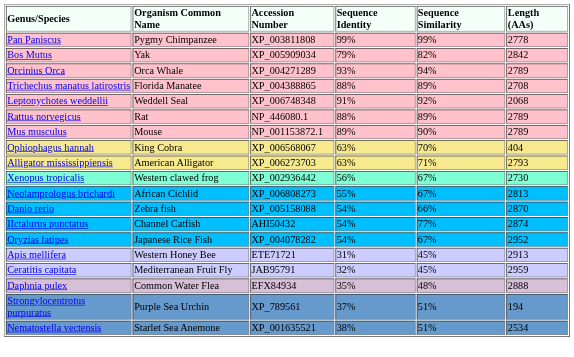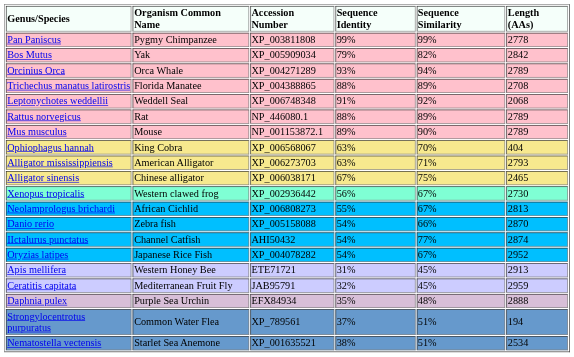+ row: (43, 178)
(177, 285) Common Water Flea -> (172, 301) Purple Sea Urchin
(172, 306) Purple Sea Urchin -> (177, 322) Common Water Flea
